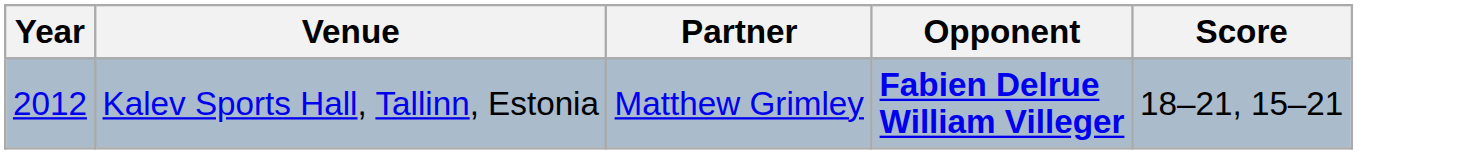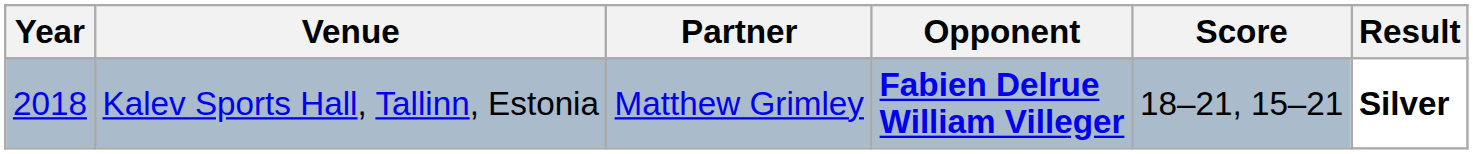+ column: (1410, 32)
(50, 103) 2012 -> (50, 103) 2018
